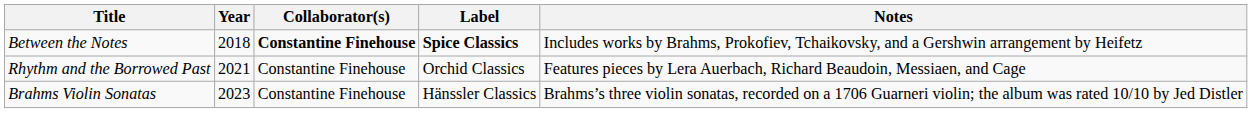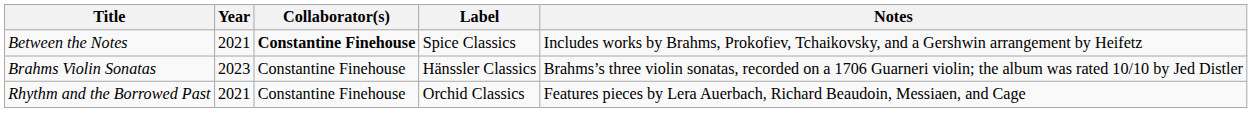(234, 42) 2018 -> (234, 42) 2021
(471, 42) bold -> (469, 42) normal
rows swapped: (109, 68) <-> (82, 94)
